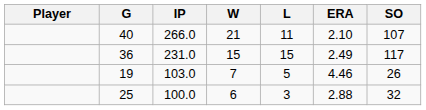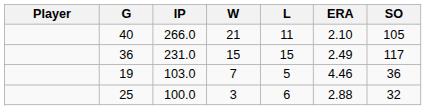(394, 34) 107 -> (394, 34) 105
(394, 74) 26 -> (394, 74) 36
(233, 94) 6 -> (233, 94) 3
(287, 94) 3 -> (287, 94) 6
